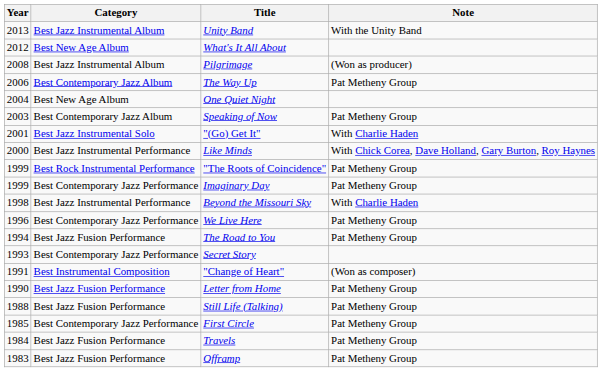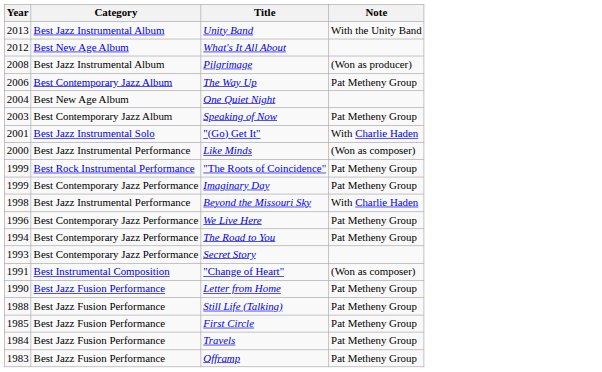(463, 151) With Chick Corea, Dave Holland, Gary Burton, Roy Haynes -> (373, 151) (Won as composer)
(99, 237) Best Jazz Fusion Performance -> (116, 237) Best Contemporary Jazz Performance
(116, 323) Best Contemporary Jazz Performance -> (99, 323) Best Jazz Fusion Performance
